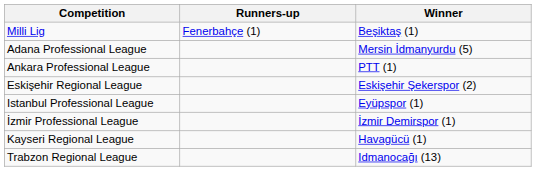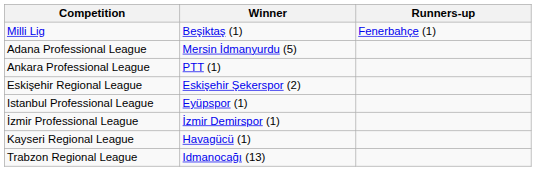columns swapped: (443, 13) <-> (268, 13)
